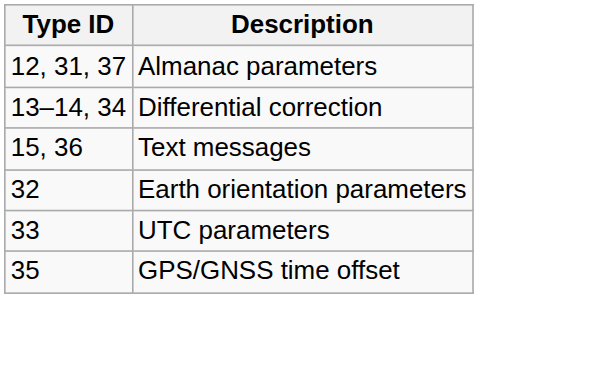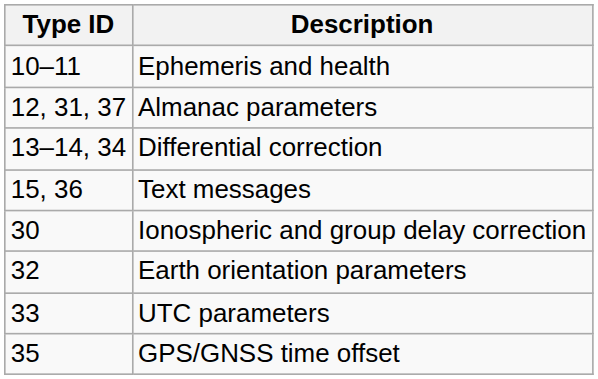+ row: (264, 66)
+ row: (362, 230)
